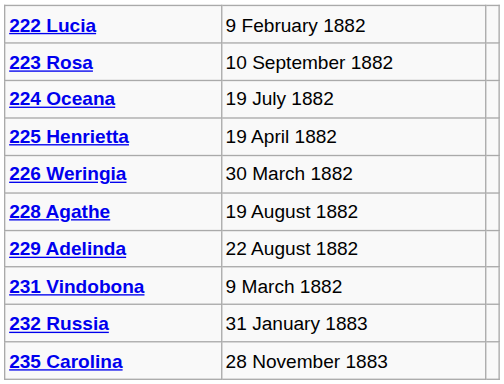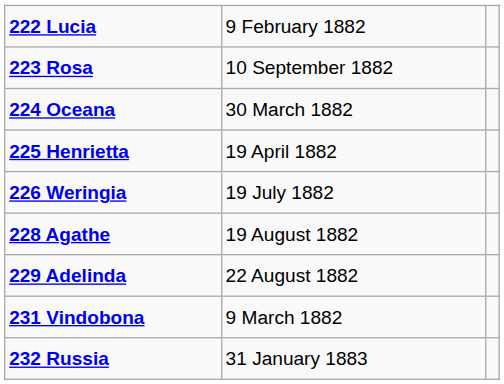(280, 99) 19 July 1882 -> (289, 110) 30 March 1882
(289, 174) 30 March 1882 -> (280, 193) 19 July 1882
- row: (66, 361)
